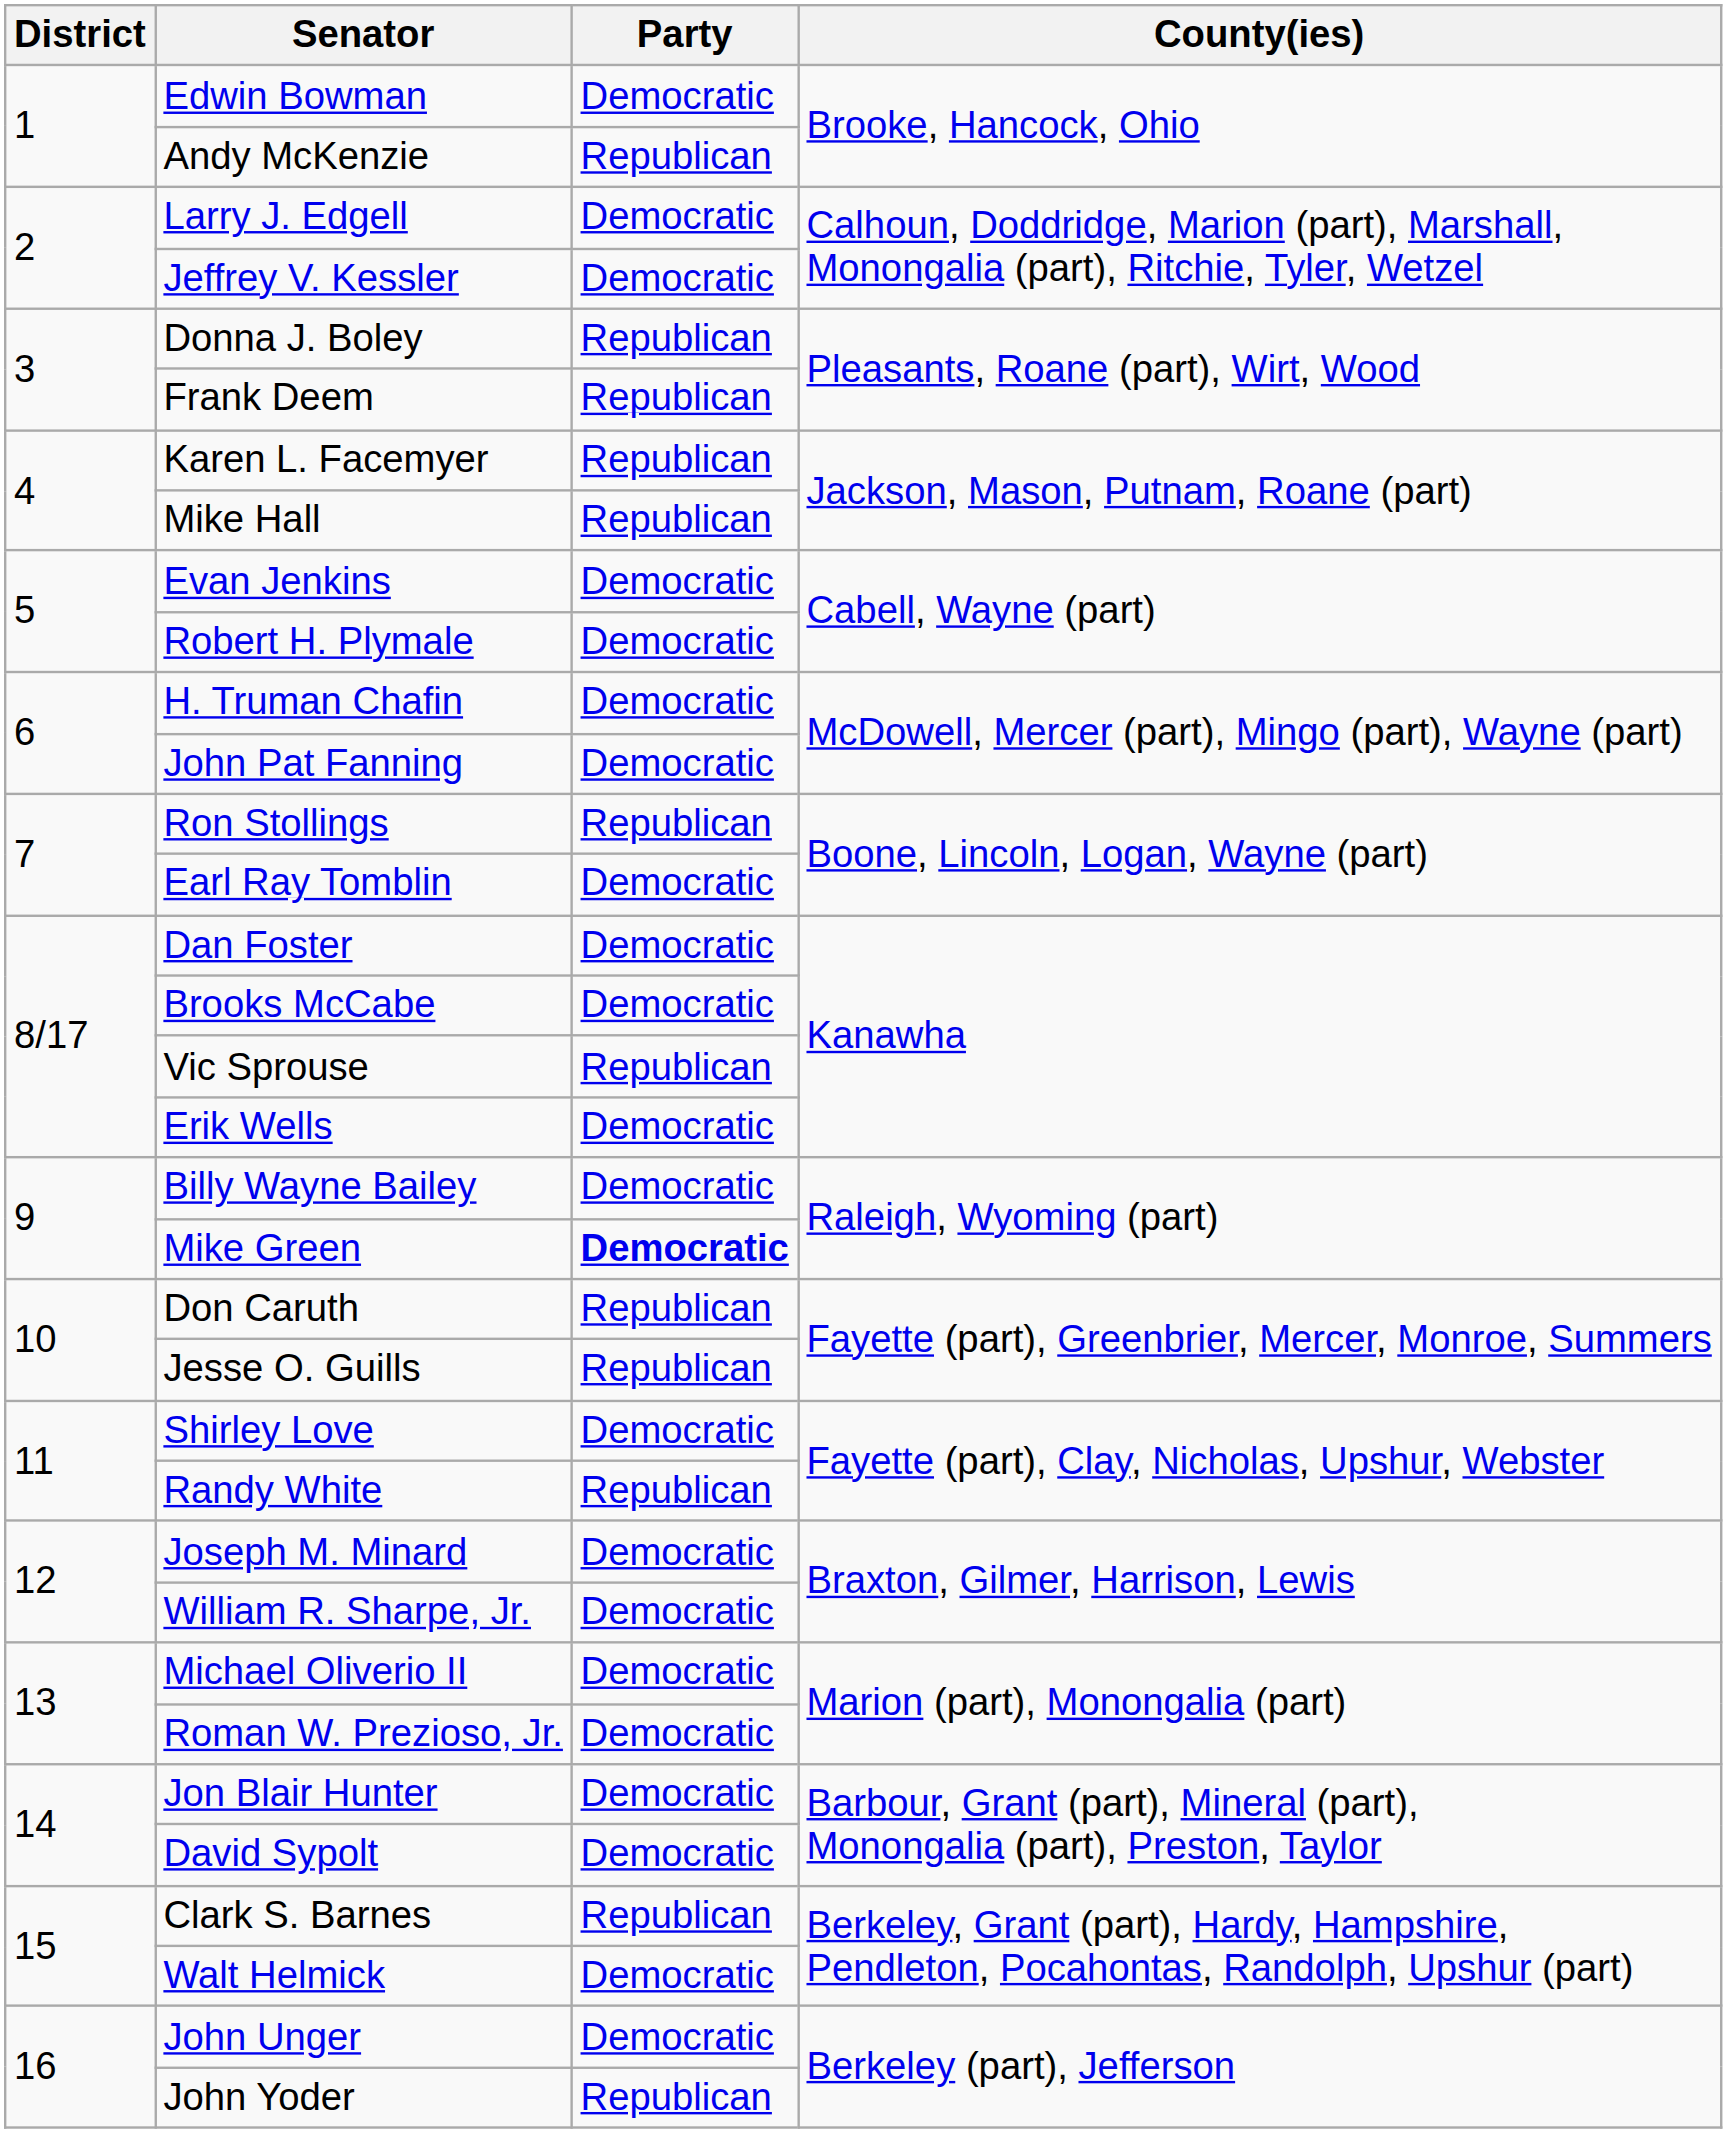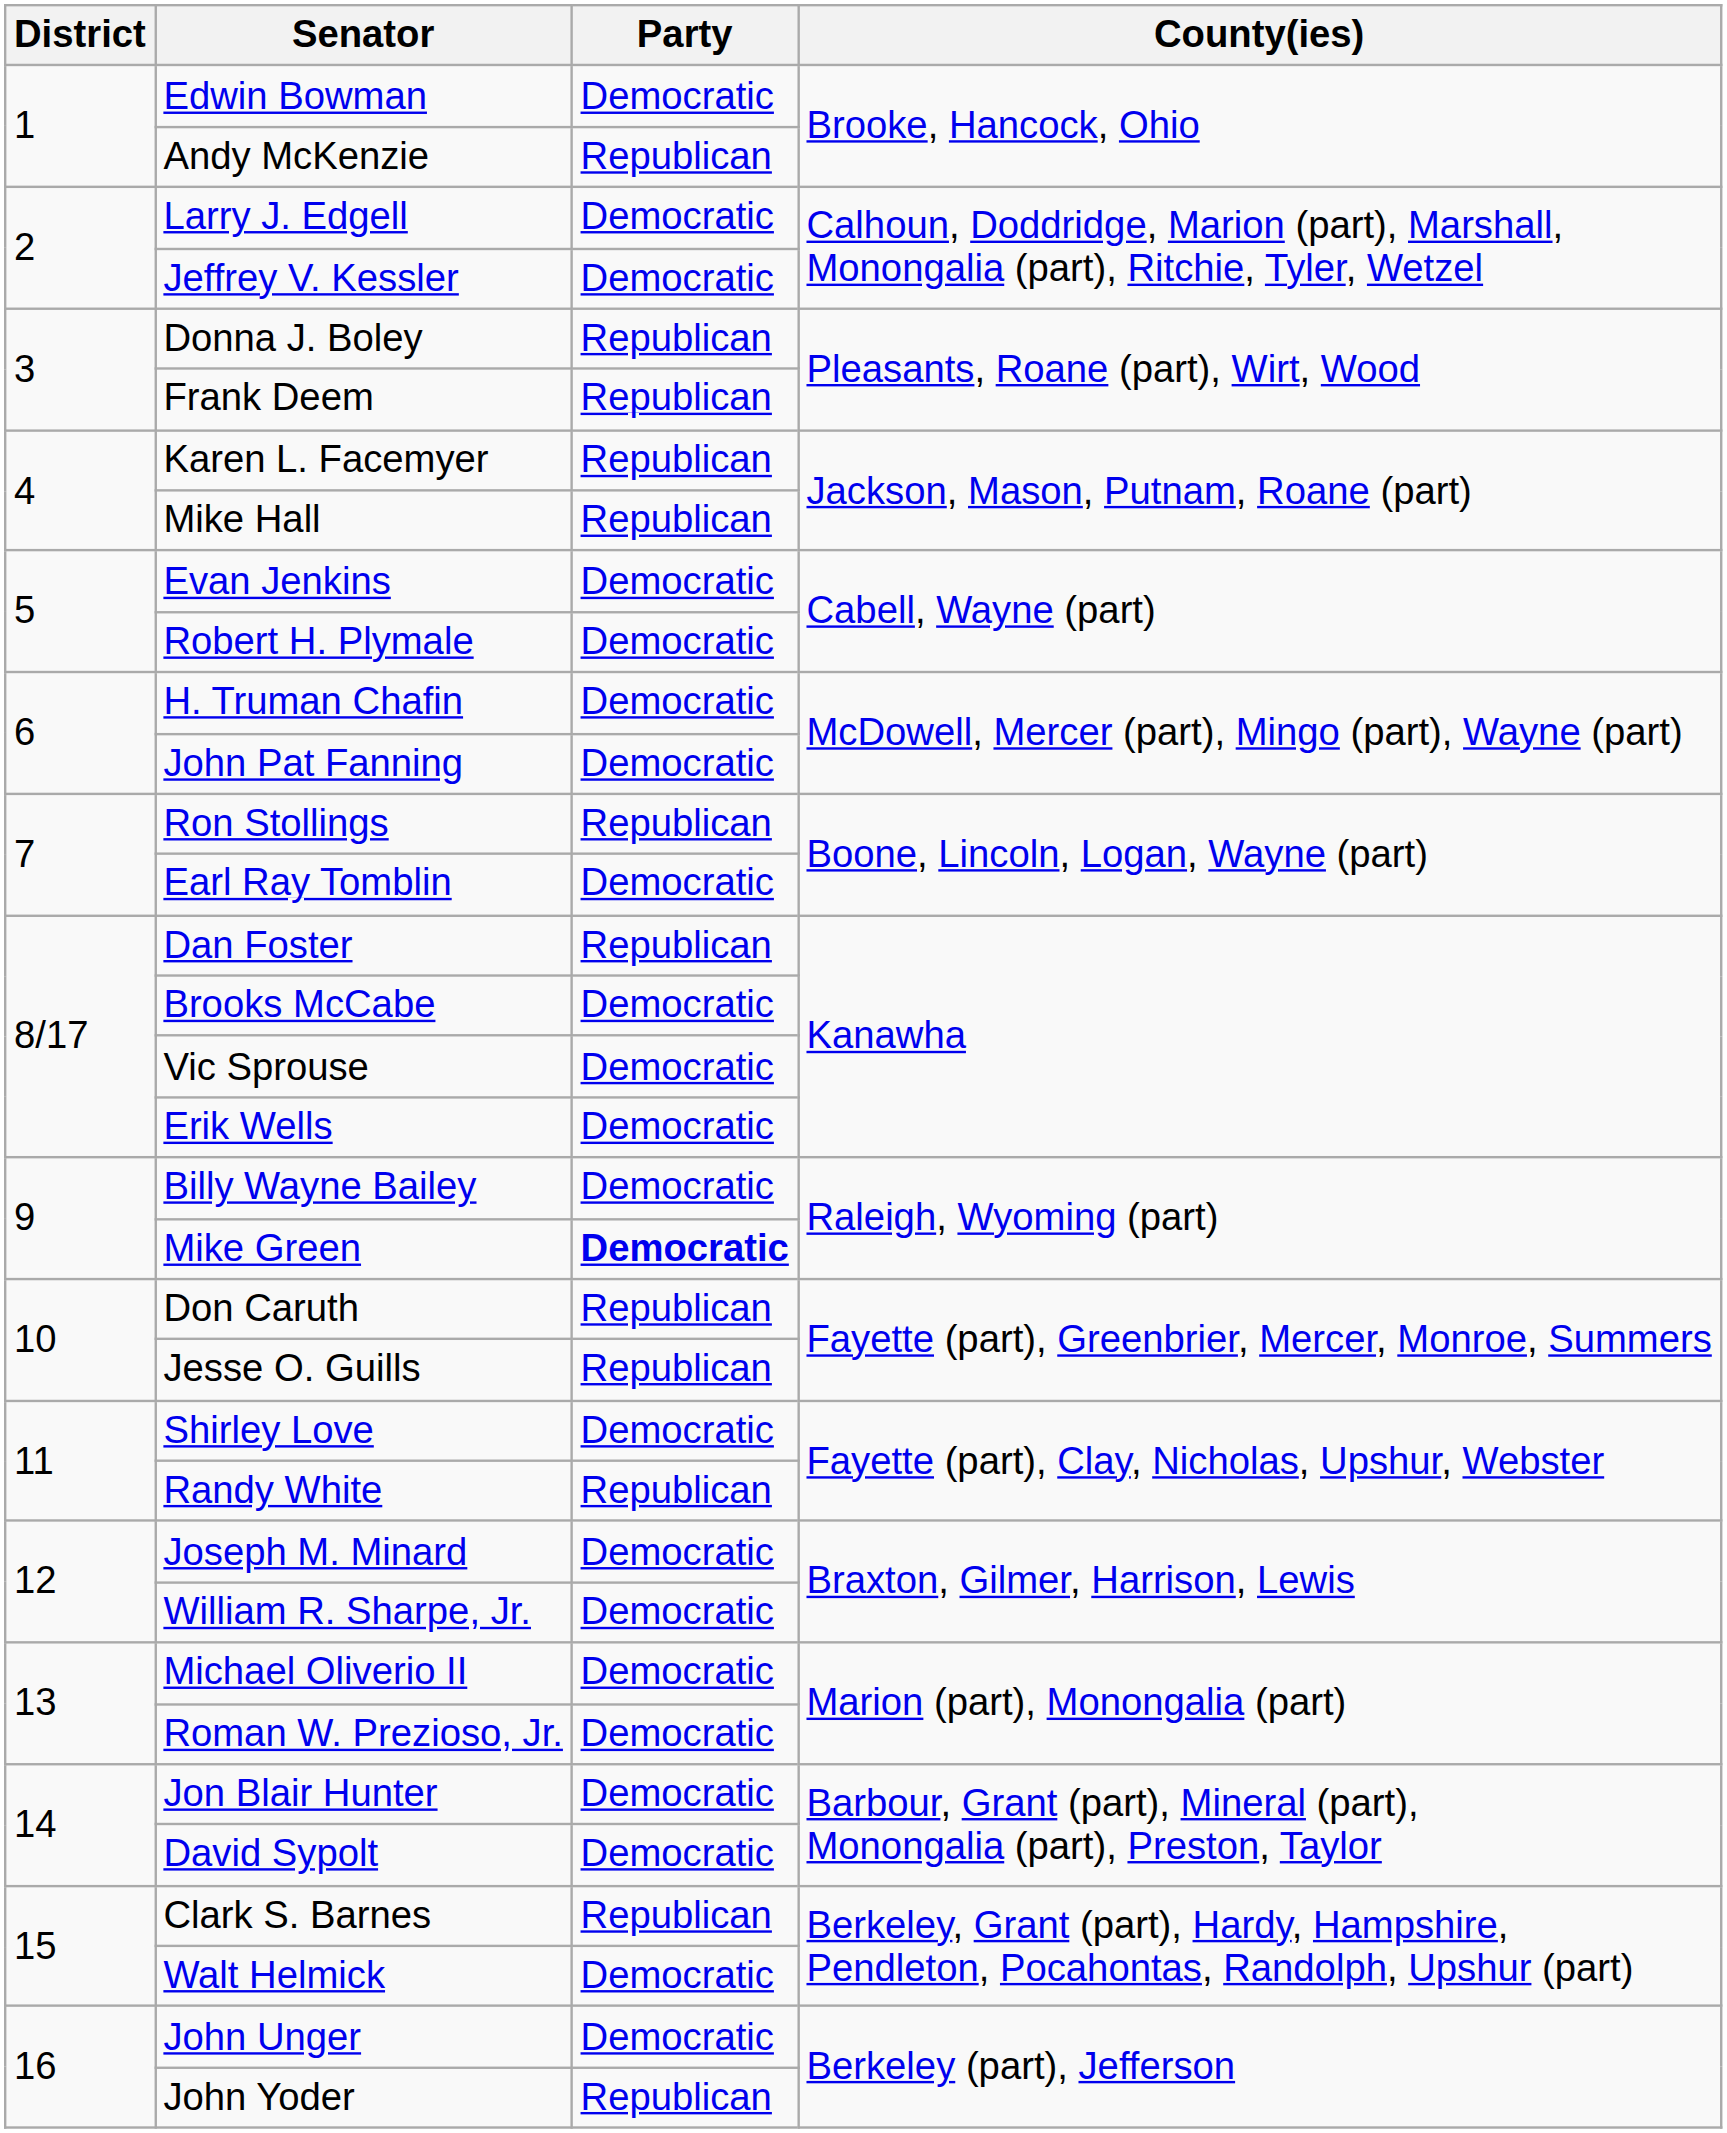(677, 944) Democratic -> (676, 944) Republican
(676, 1065) Republican -> (677, 1065) Democratic
